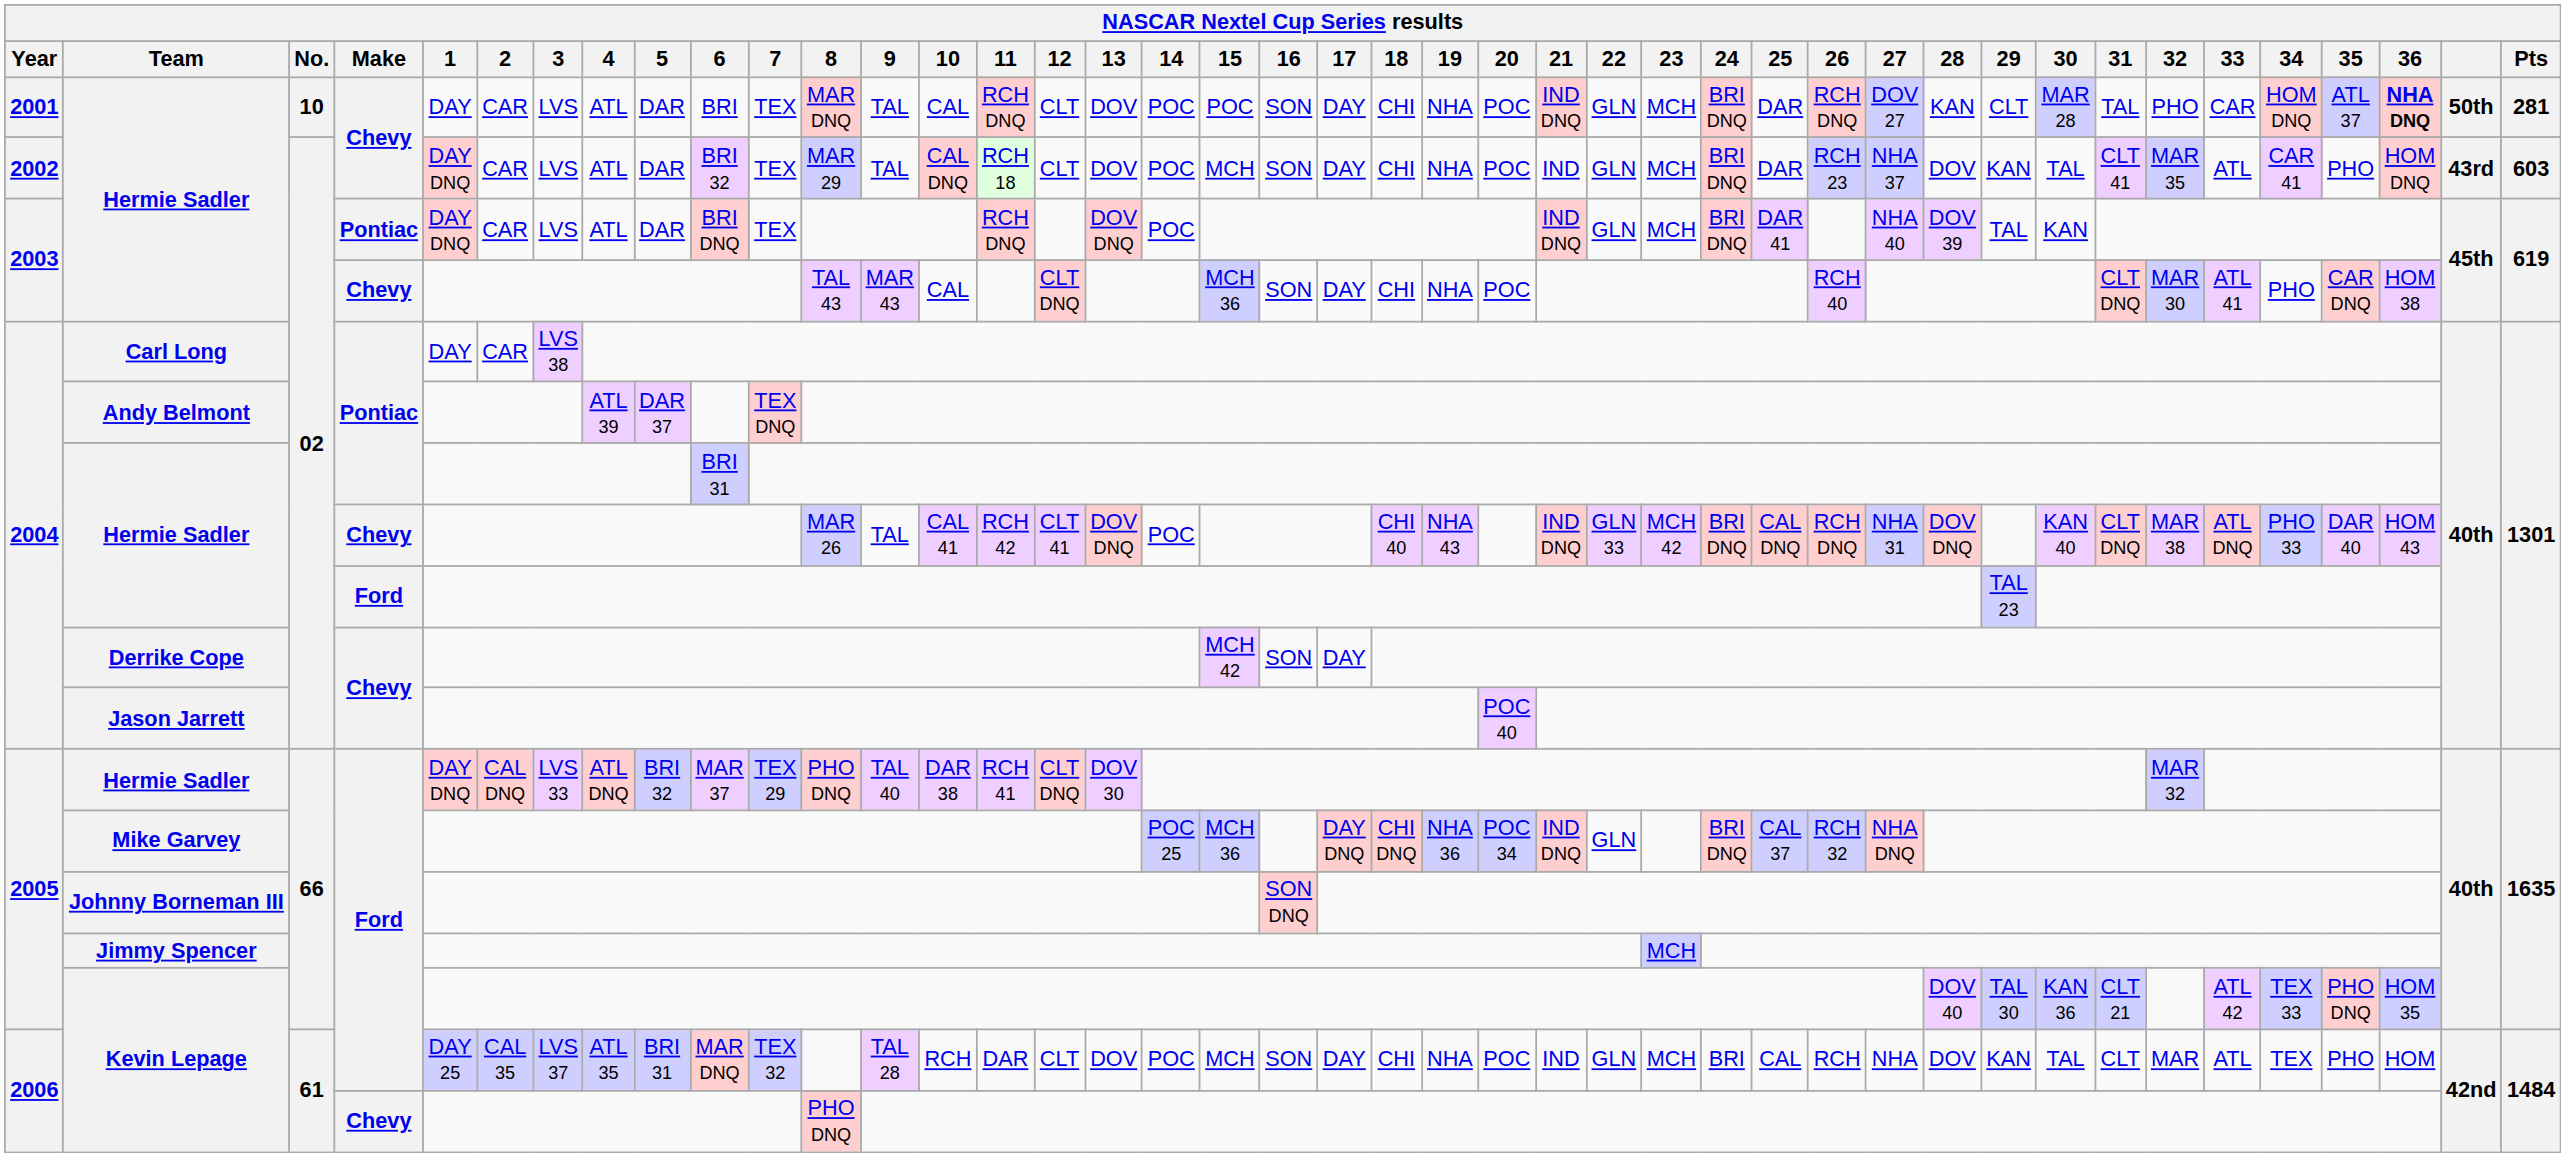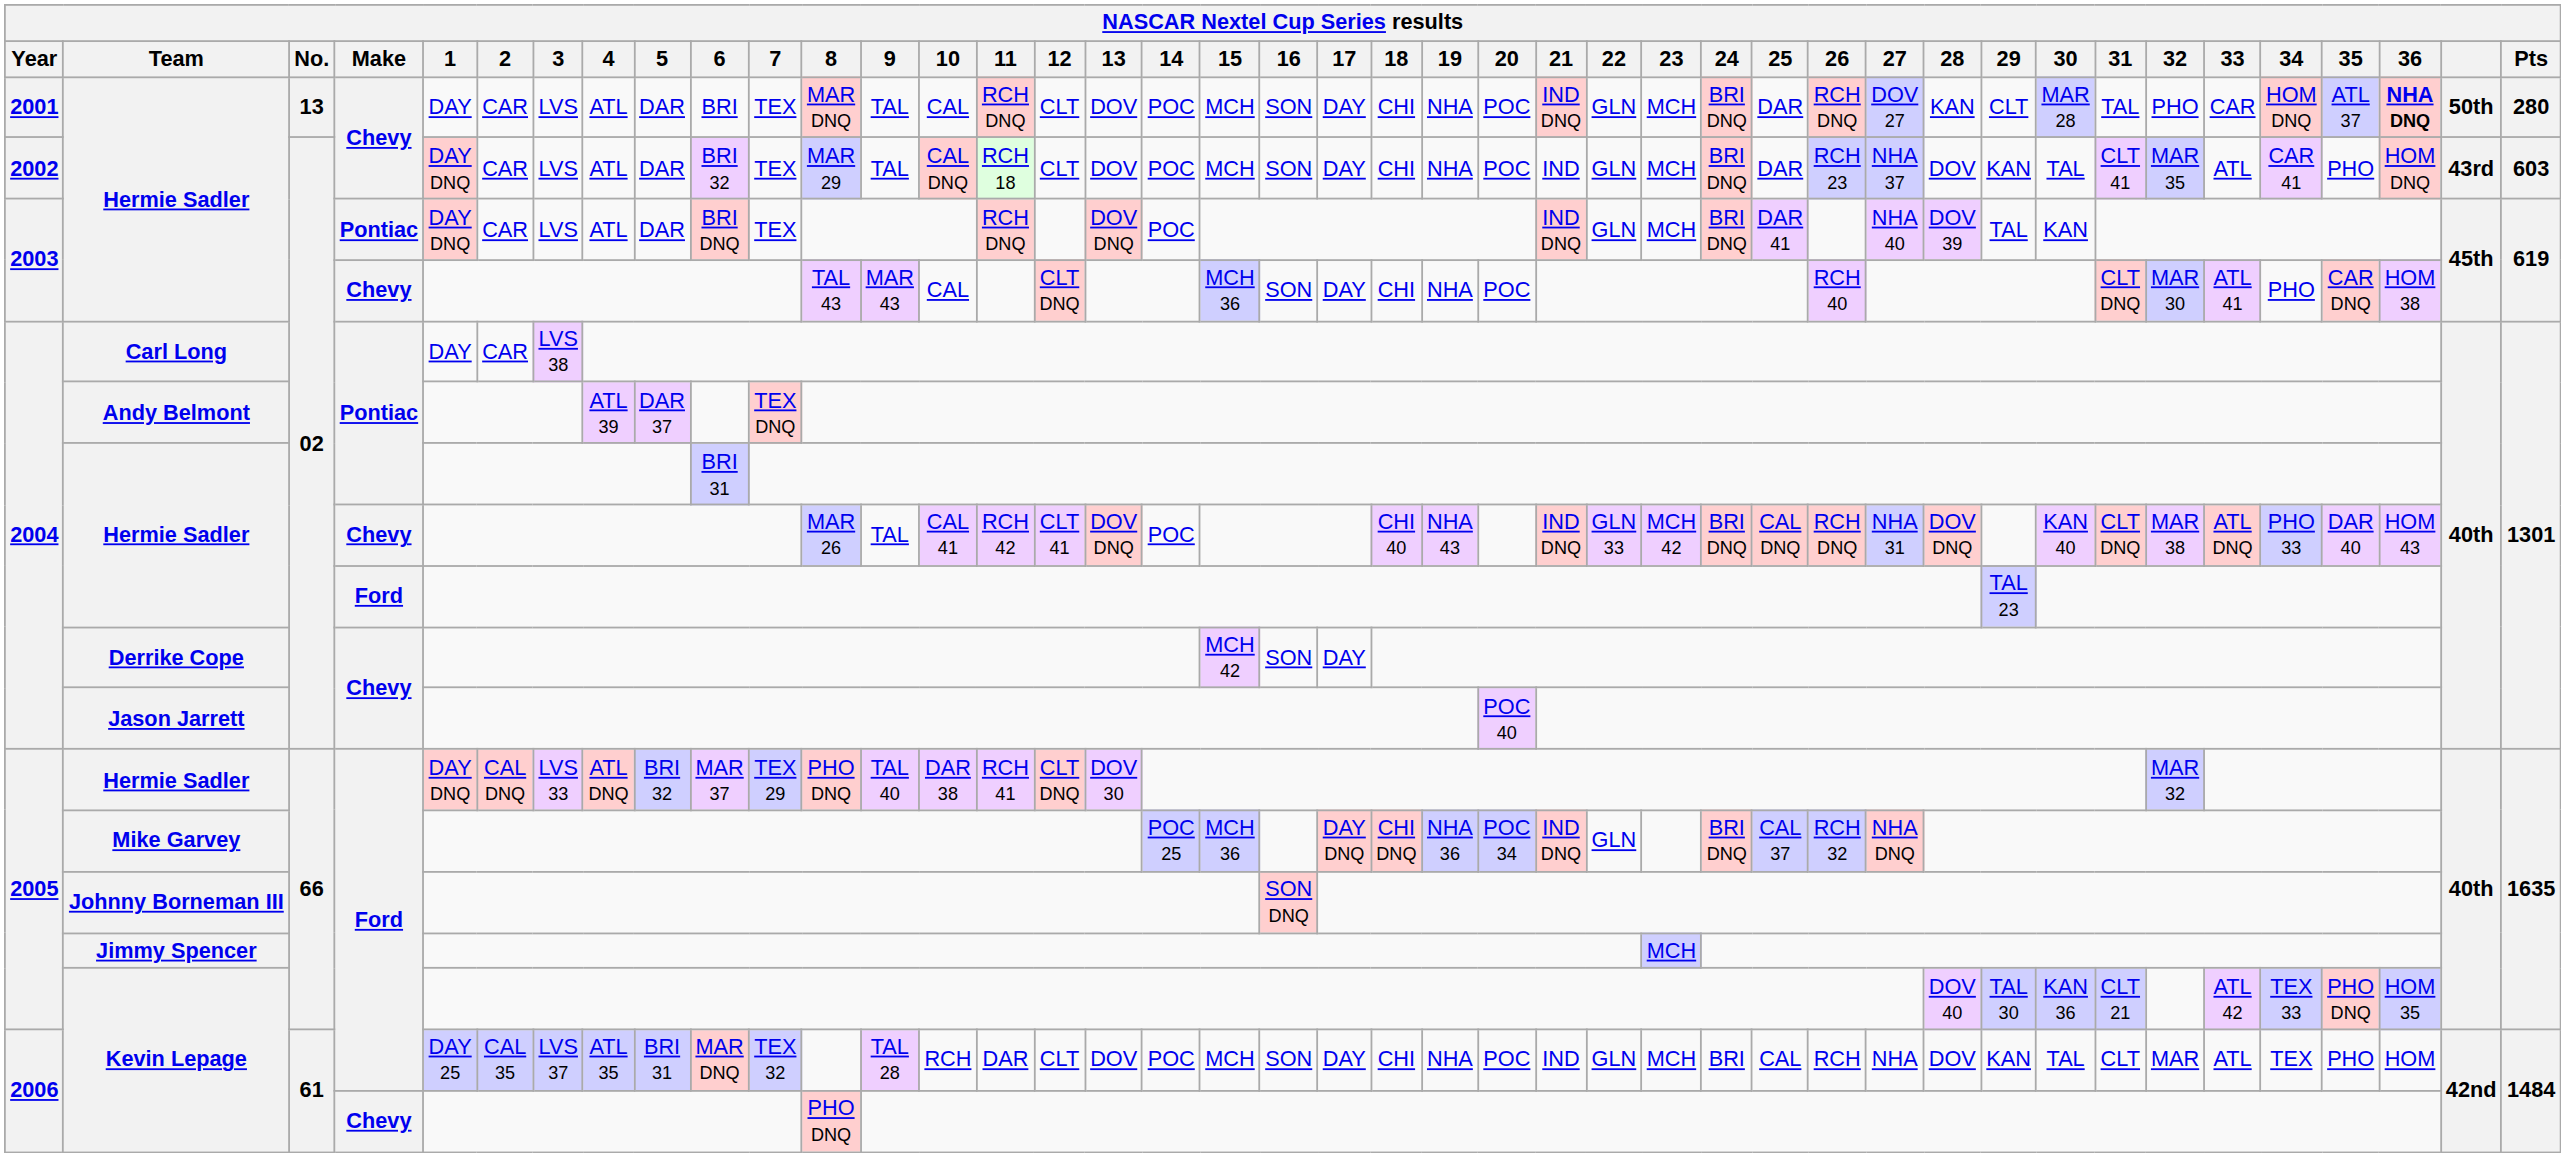(312, 107) 10 -> (312, 107) 13
(1230, 107) POC -> (1230, 107) MCH
(2531, 107) 281 -> (2531, 107) 280
